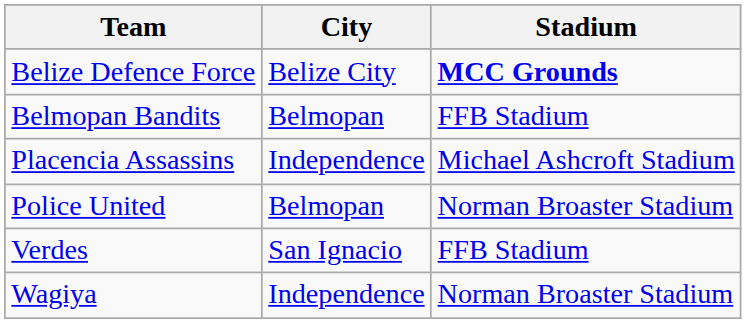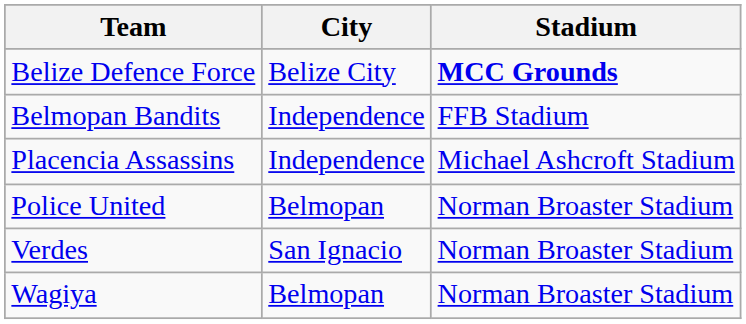(326, 116) Belmopan -> (346, 116) Independence
(513, 250) FFB Stadium -> (585, 250) Norman Broaster Stadium
(346, 294) Independence -> (326, 294) Belmopan
